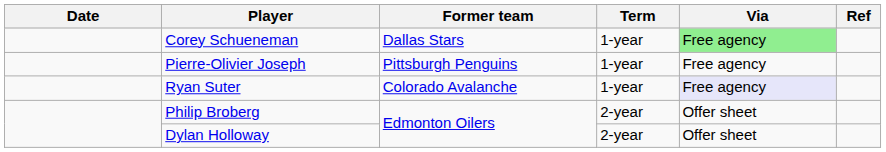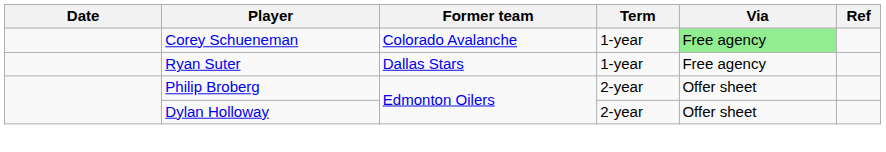(423, 40) Dallas Stars -> (450, 40) Colorado Avalanche
- row: (235, 64)
(450, 87) Colorado Avalanche -> (423, 64) Dallas Stars
(724, 87) lavender background -> (724, 64) no background
